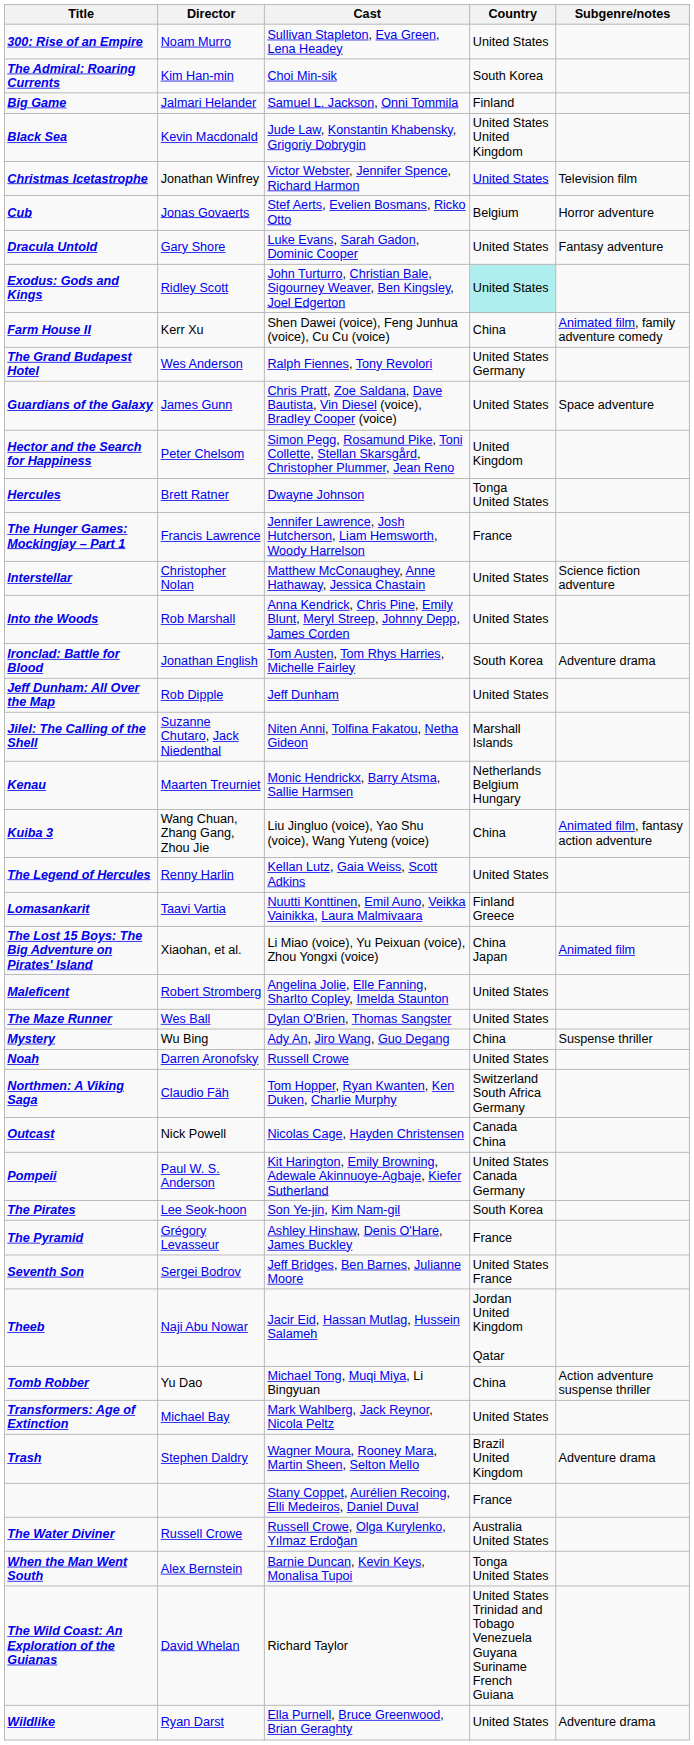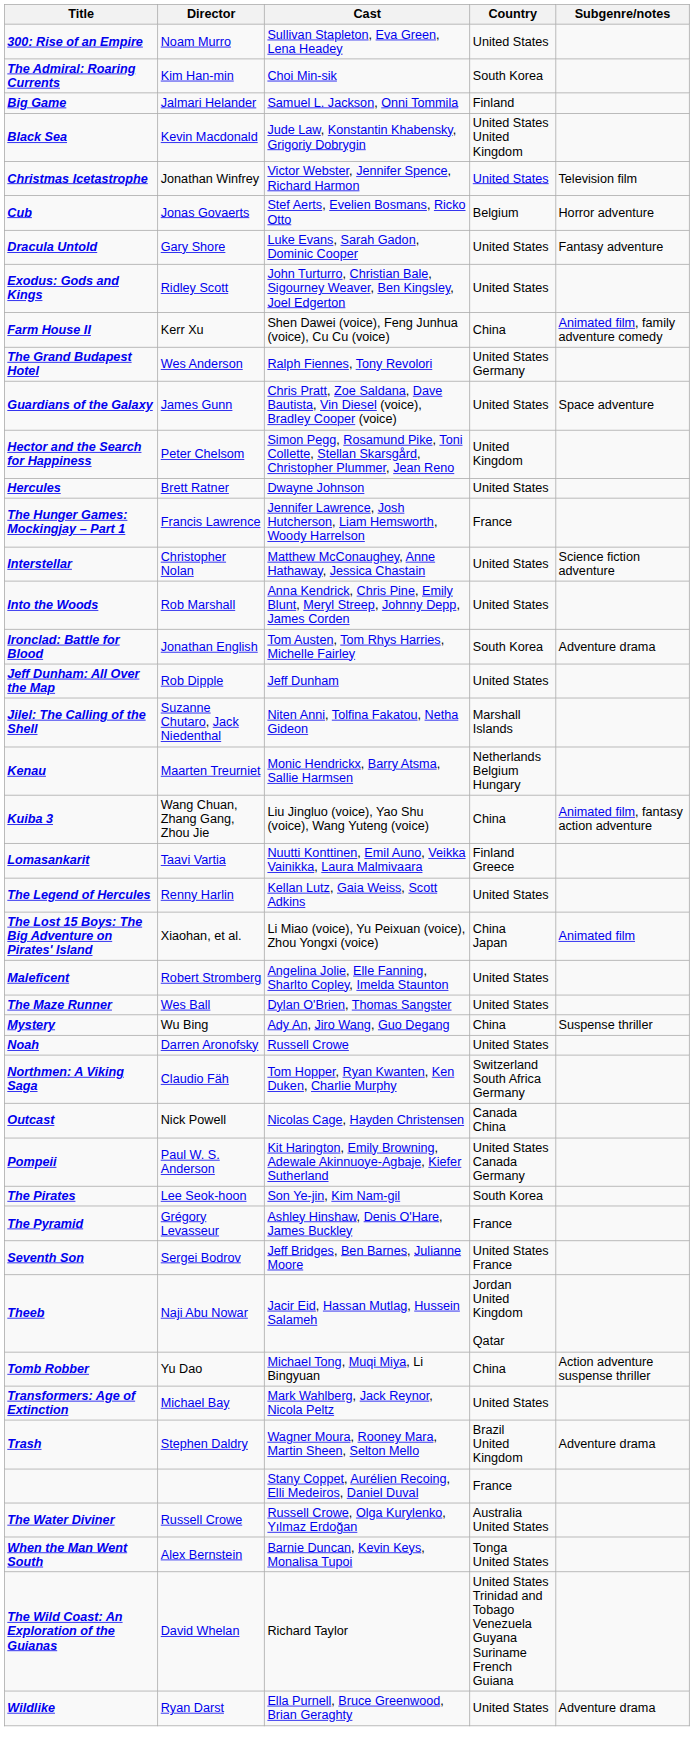(511, 288) paleturquoise background -> (511, 288) no background
(511, 495) Tonga United States -> (511, 488) United States
rows swapped: (79, 875) <-> (48, 909)
